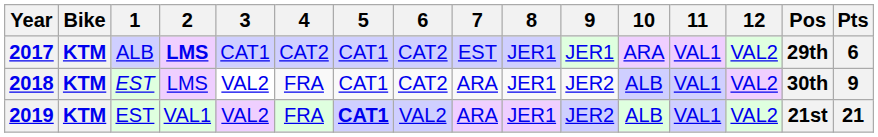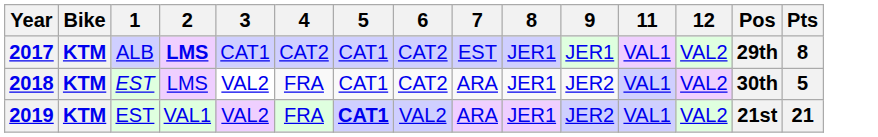- column: (644, 20)
(853, 52) 6 -> (803, 52) 8
(853, 83) 9 -> (803, 83) 5
